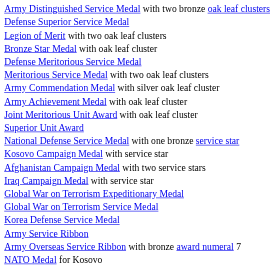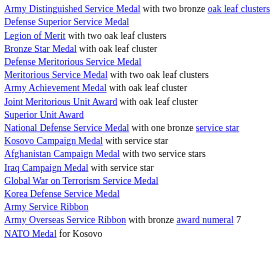- row: (112, 88)
- row: (94, 194)
